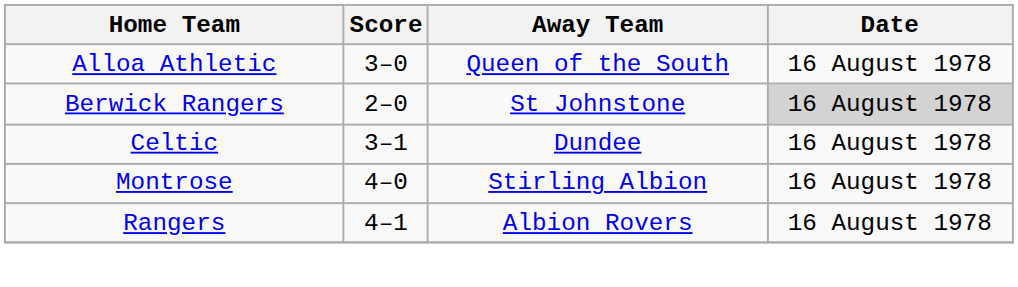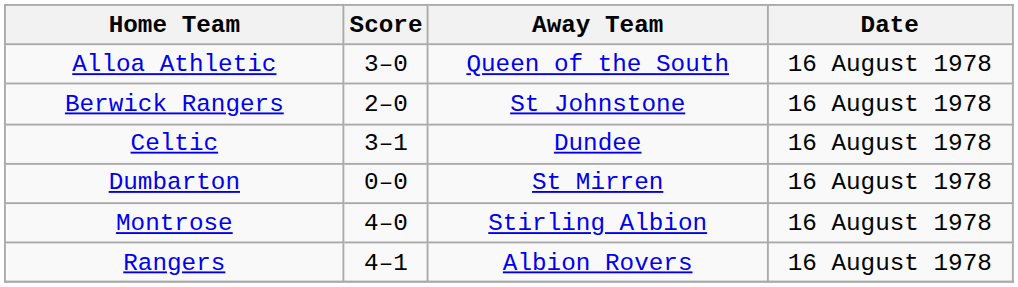(890, 104) lightgrey background -> (890, 104) no background
+ row: (174, 183)
